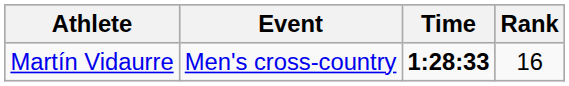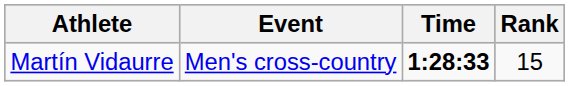(530, 62) 16 -> (530, 62) 15
